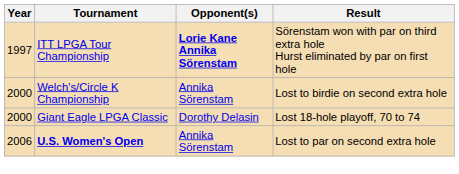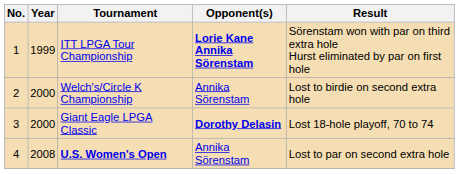+ column: (16, 13)
(19, 50) 1997 -> (43, 50) 1999
(219, 117) normal -> (238, 123) bold
(19, 141) 2006 -> (43, 154) 2008
